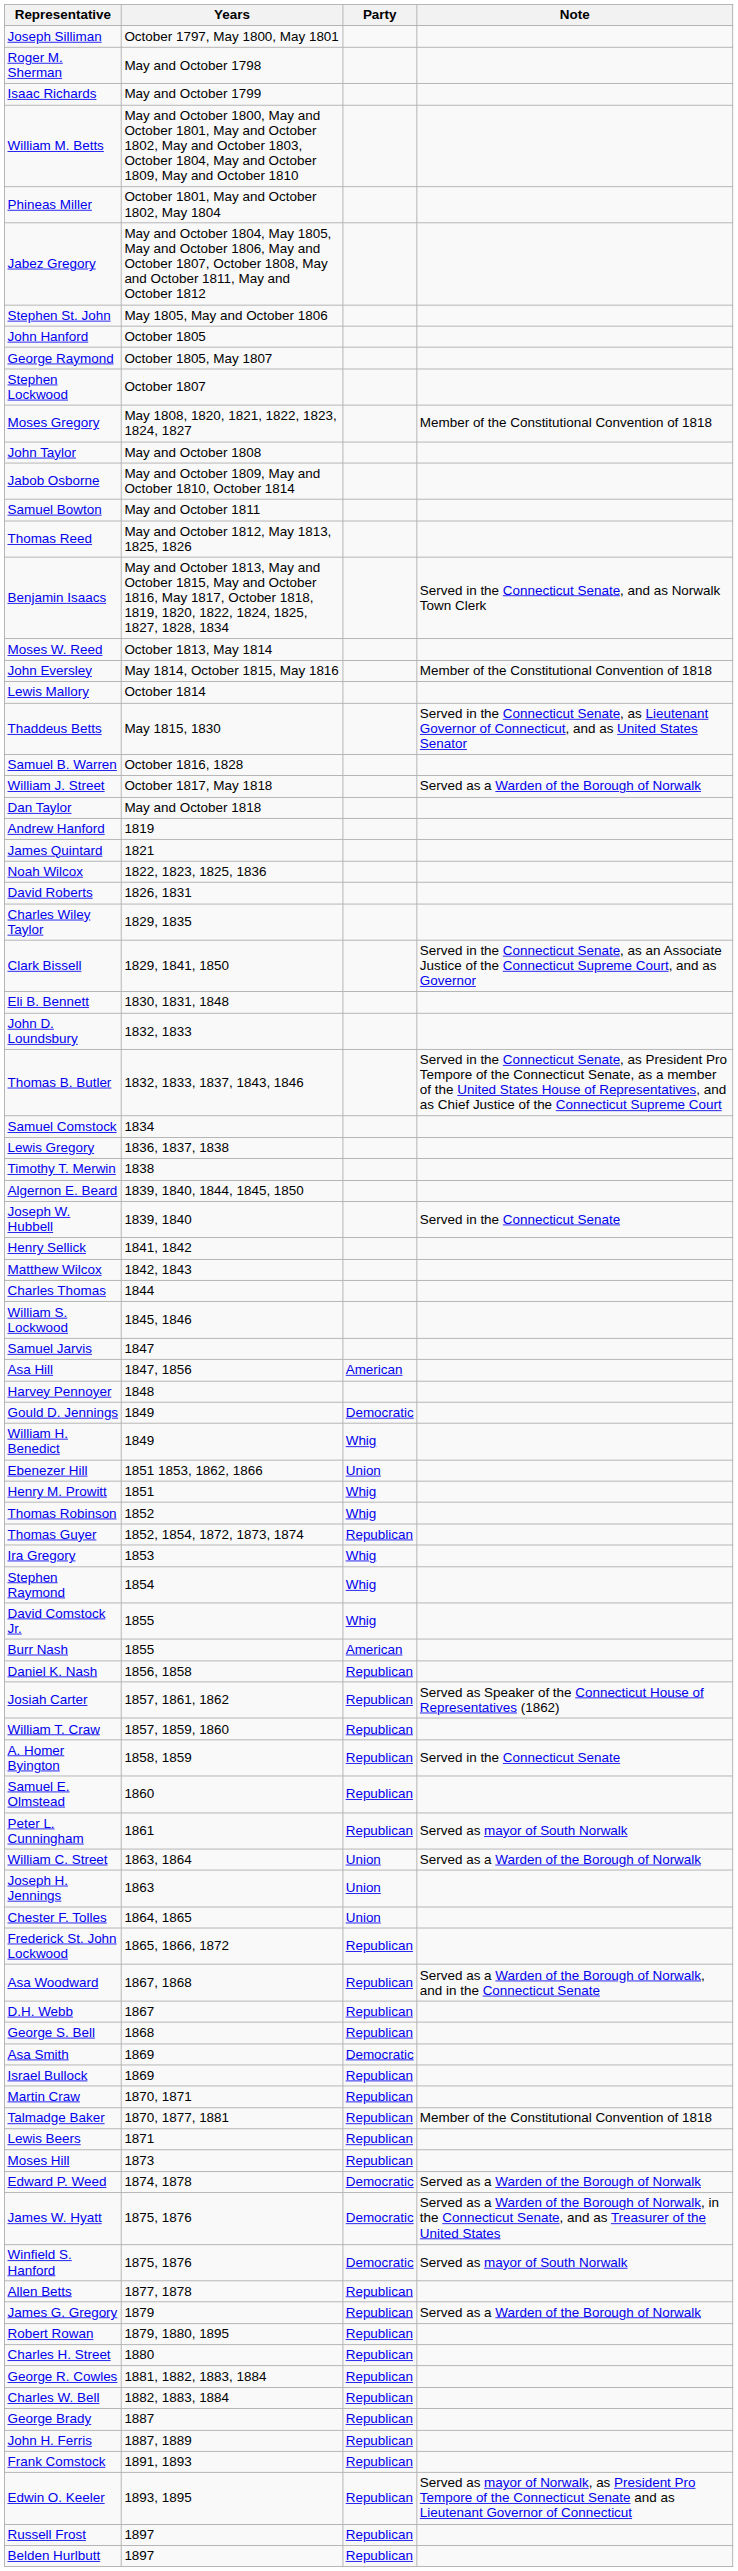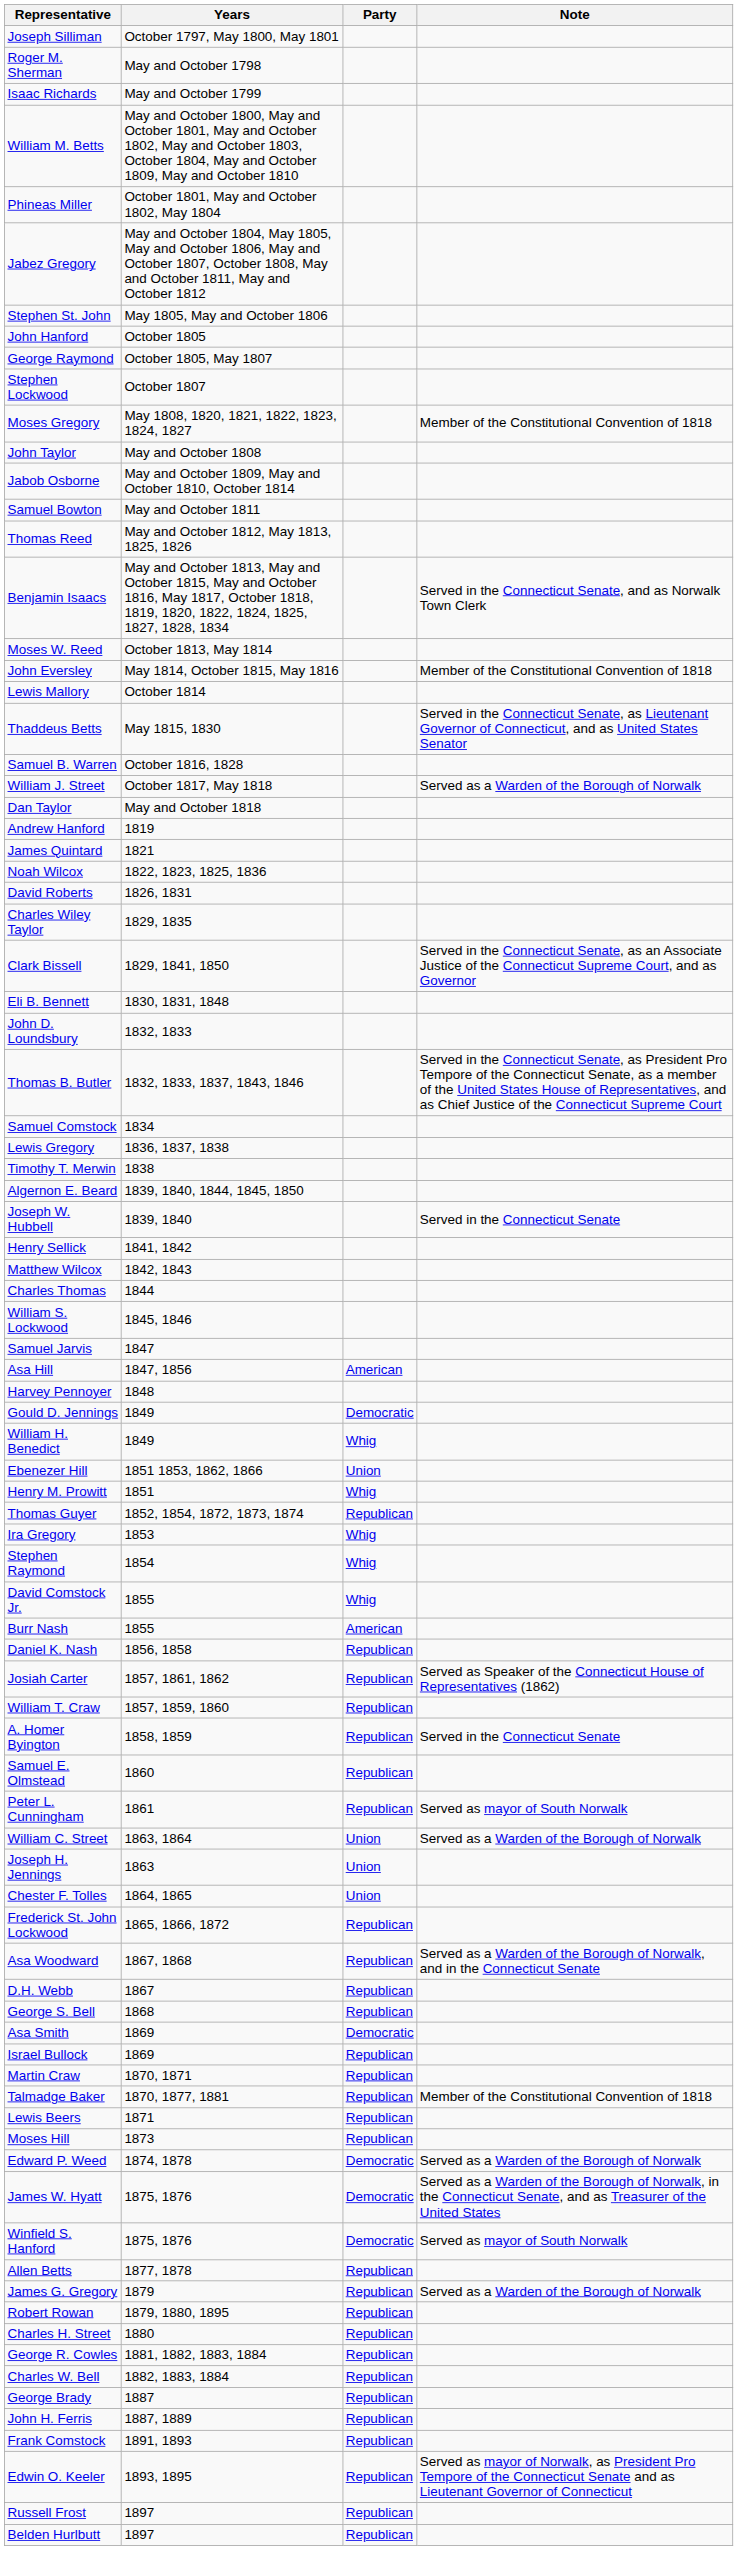- row: (62, 1513)
